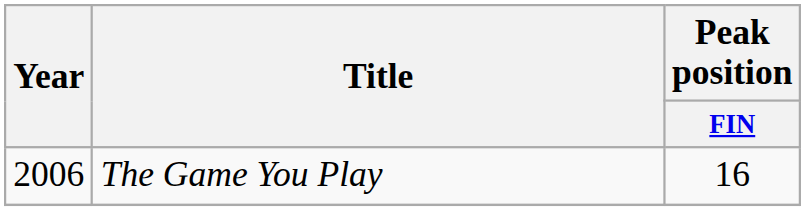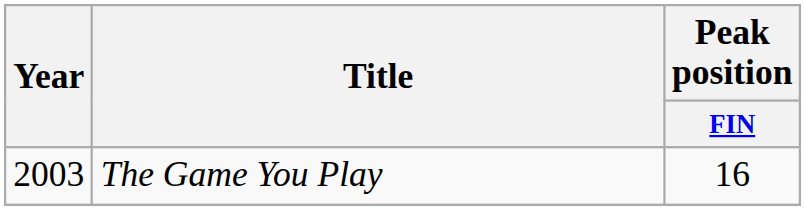(49, 175) 2006 -> (49, 175) 2003
